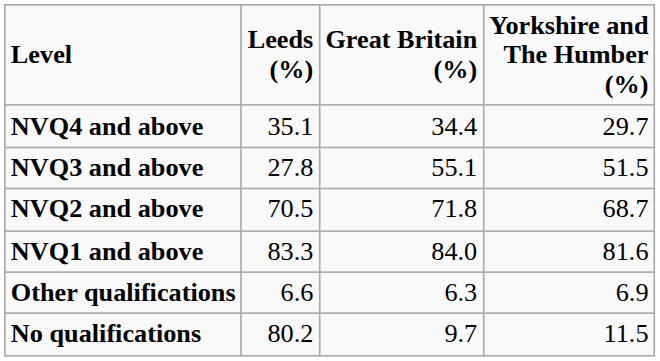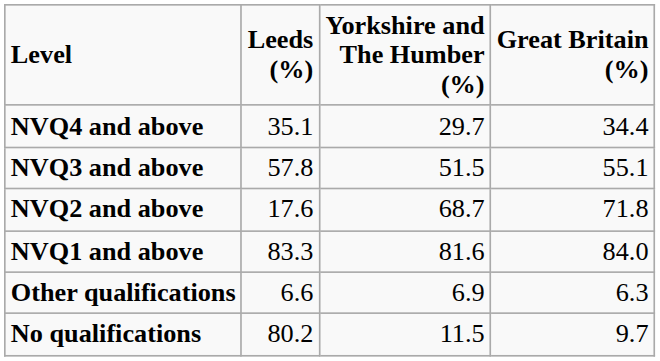columns swapped: (569, 54) <-> (401, 54)
(290, 167) 27.8 -> (290, 167) 57.8
(290, 209) 70.5 -> (290, 209) 17.6
